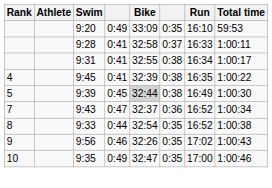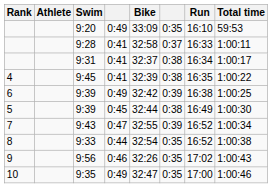(145, 61) 32:55 -> (145, 61) 32:37
+ row: (10, 93)
(145, 93) lightgrey background -> (145, 110) no background
(145, 110) 32:37 -> (145, 126) 32:55
(172, 110) 0:36 -> (172, 126) 0:39
